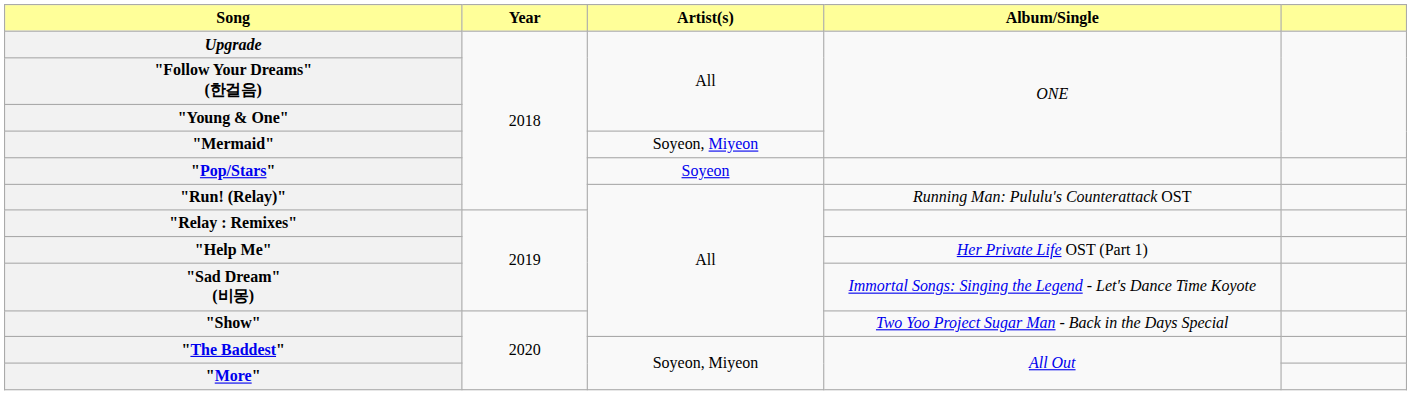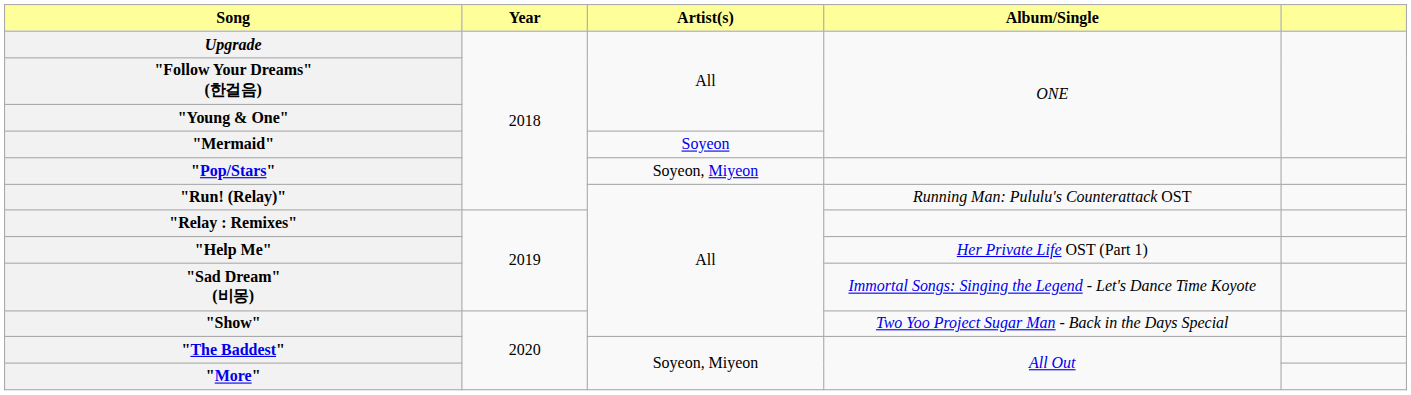(706, 144) Soyeon, Miyeon -> (706, 144) Soyeon
(706, 170) Soyeon -> (706, 170) Soyeon, Miyeon
